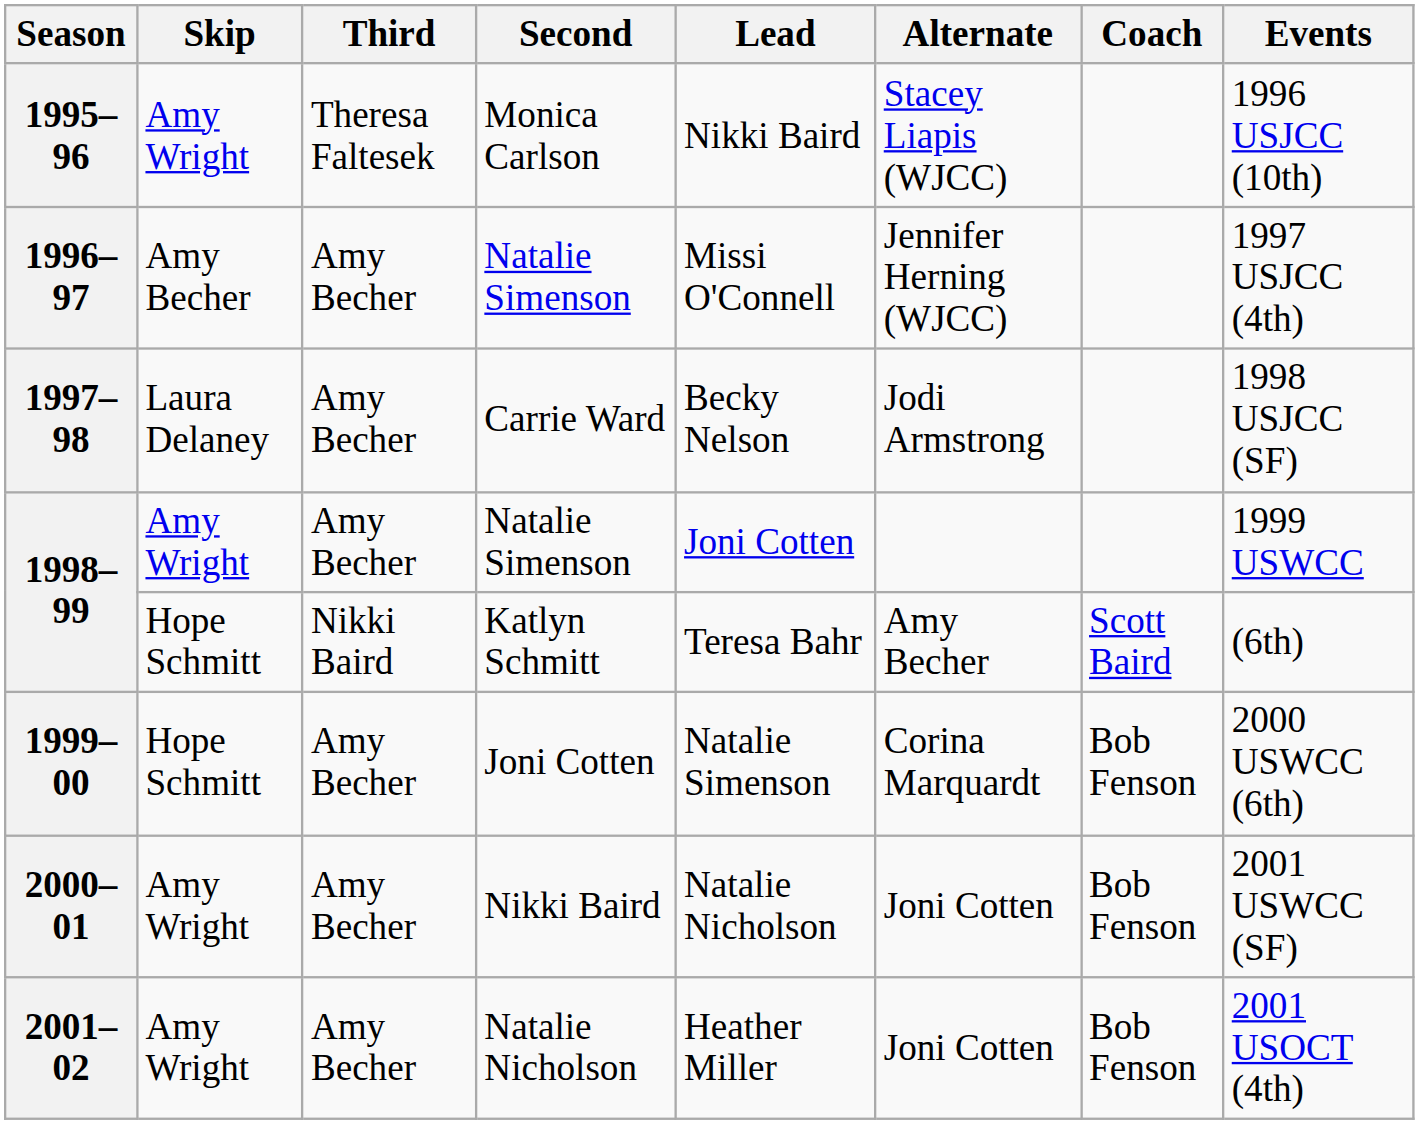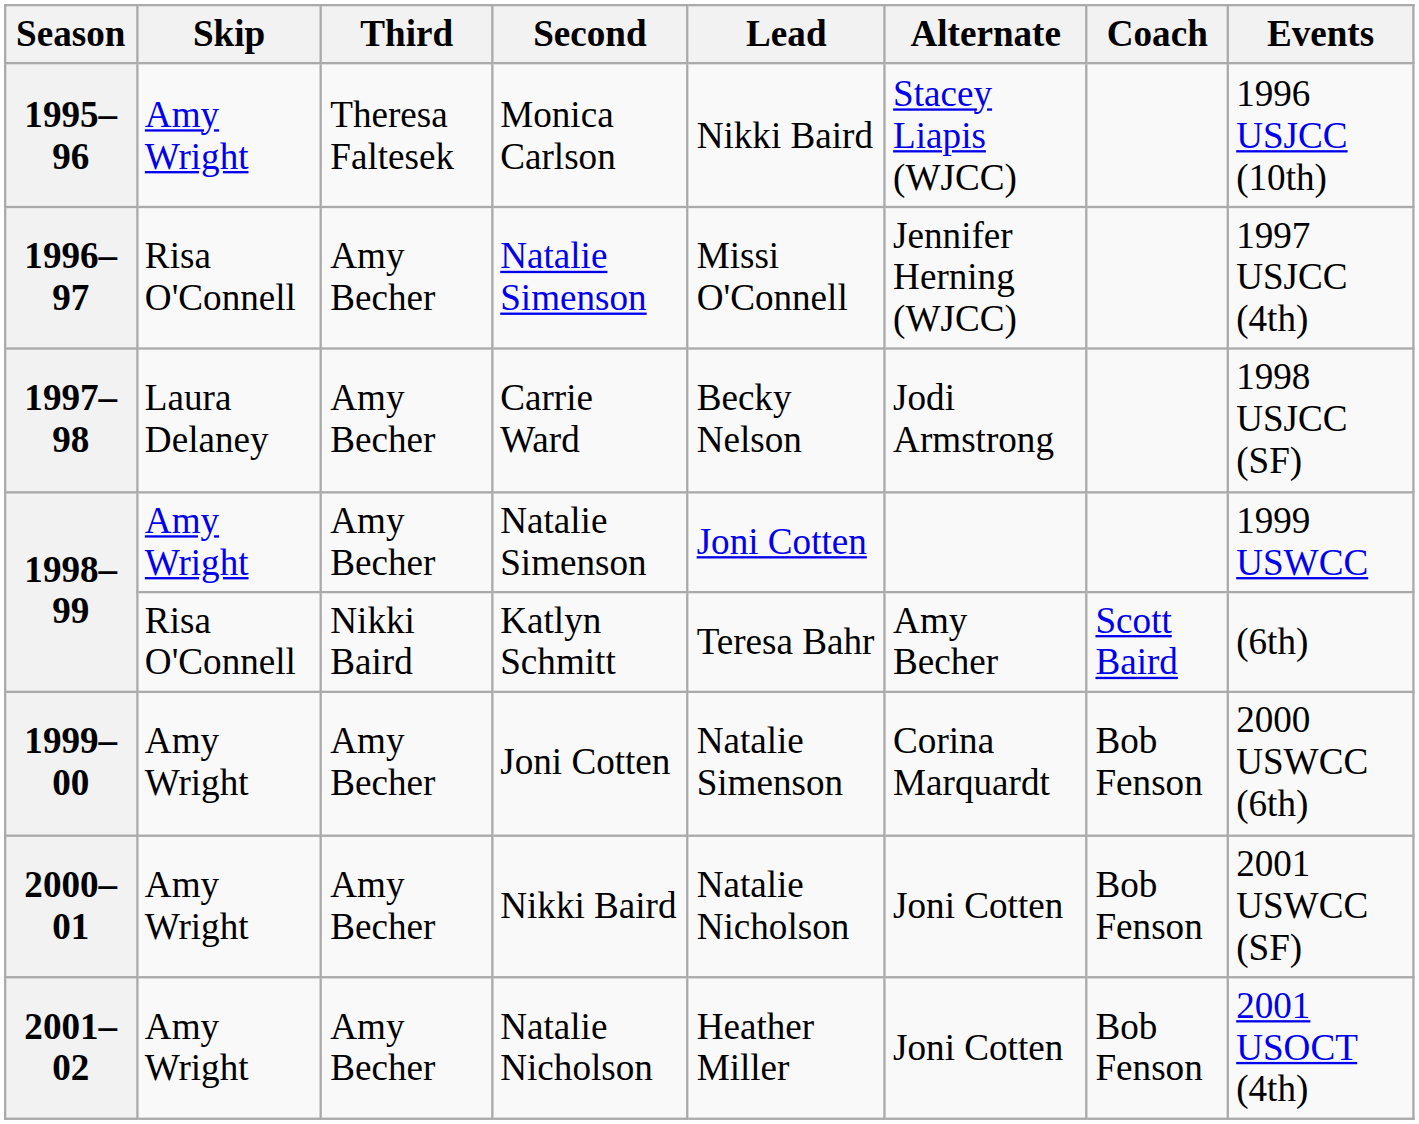(198, 276) Amy Becher -> (220, 276) Risa O'Connell
(203, 641) Hope Schmitt -> (220, 641) Risa O'Connell
(203, 762) Hope Schmitt -> (197, 762) Amy Wright
